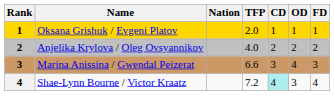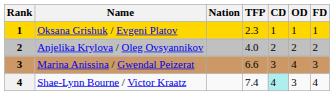(252, 30) 2.0 -> (252, 30) 2.3
(252, 82) 7.2 -> (252, 82) 7.4
